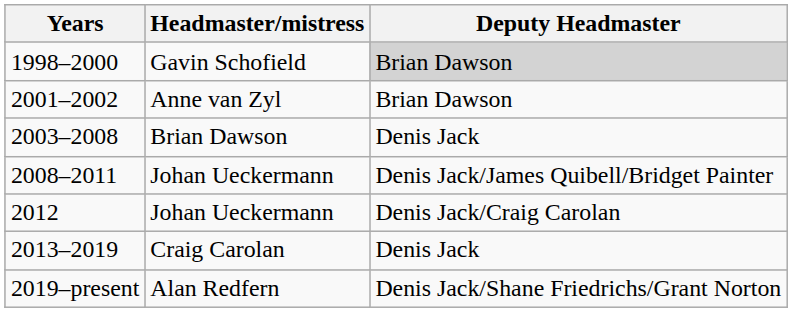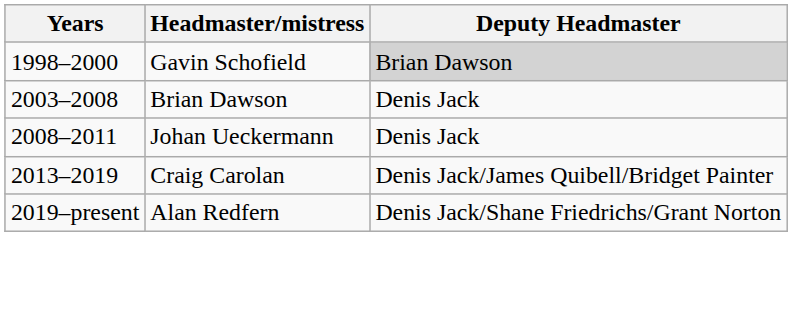- row: (65, 99)
(574, 174) Denis Jack/James Quibell/Bridget Painter -> (427, 136) Denis Jack
- row: (35, 212)
(427, 250) Denis Jack -> (574, 174) Denis Jack/James Quibell/Bridget Painter
